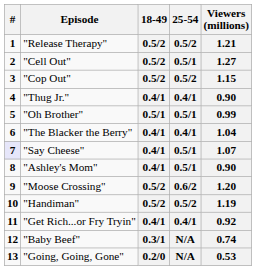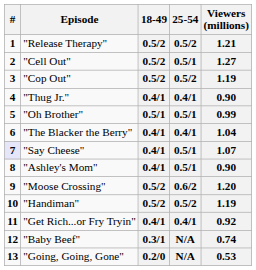(226, 79) 1.15 -> (226, 79) 1.19
